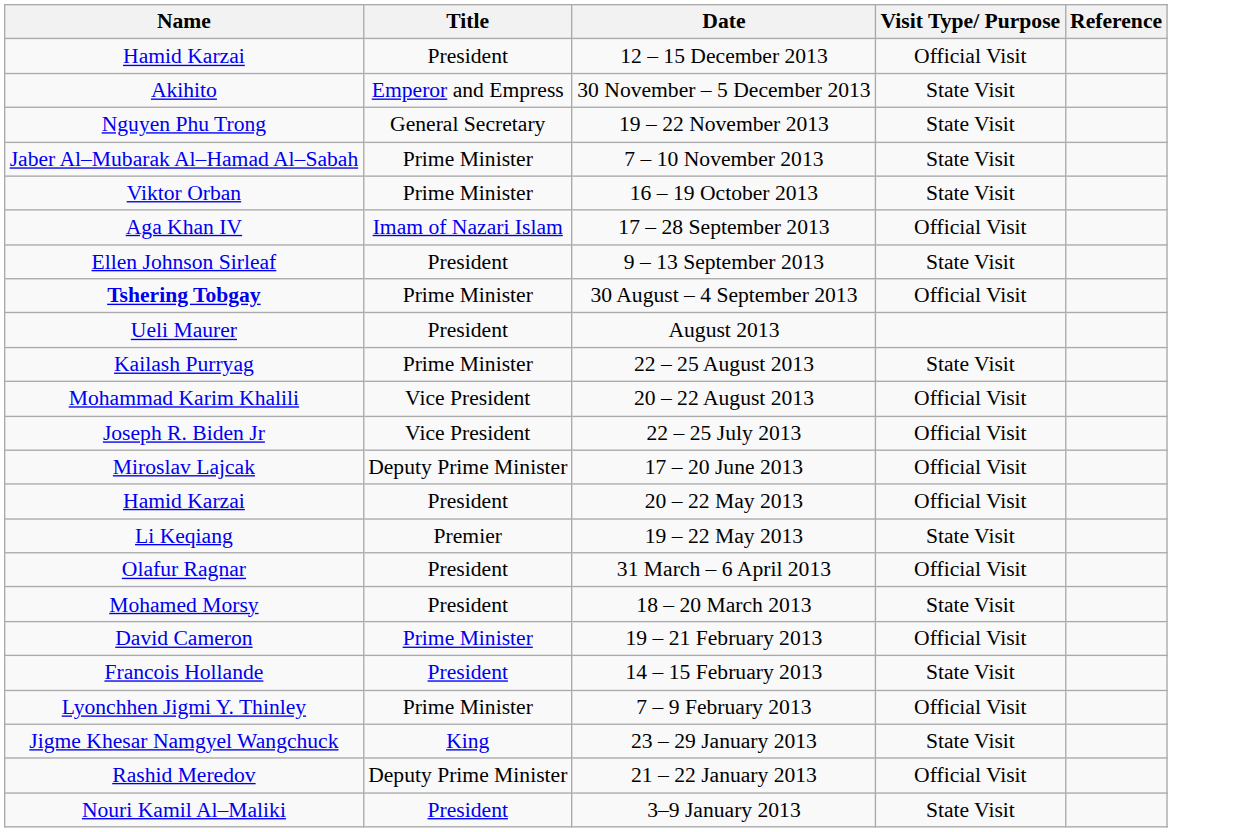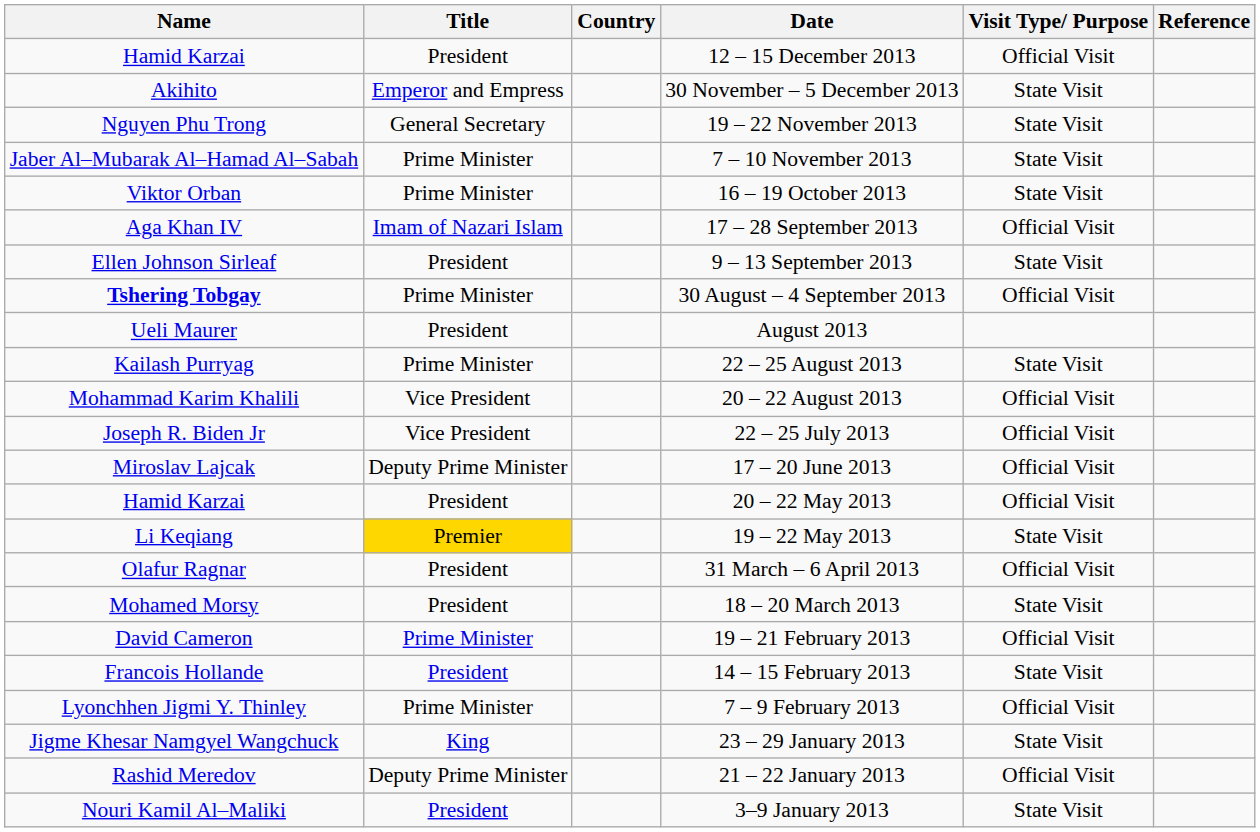+ column: (616, 21)
(468, 535) no background -> (468, 535) gold background
